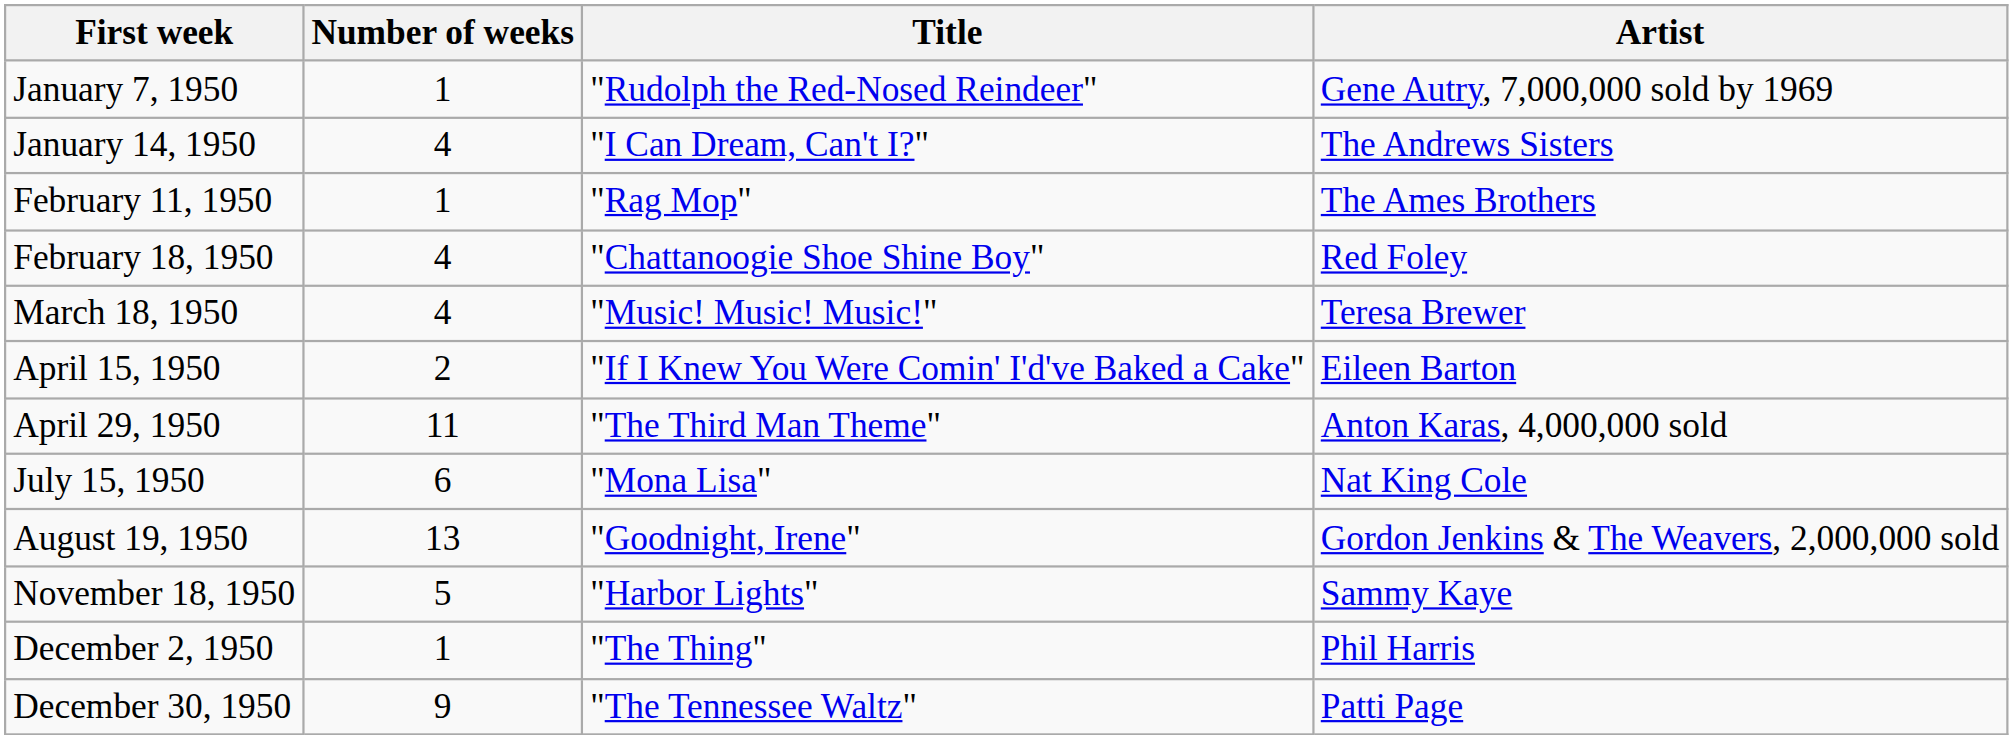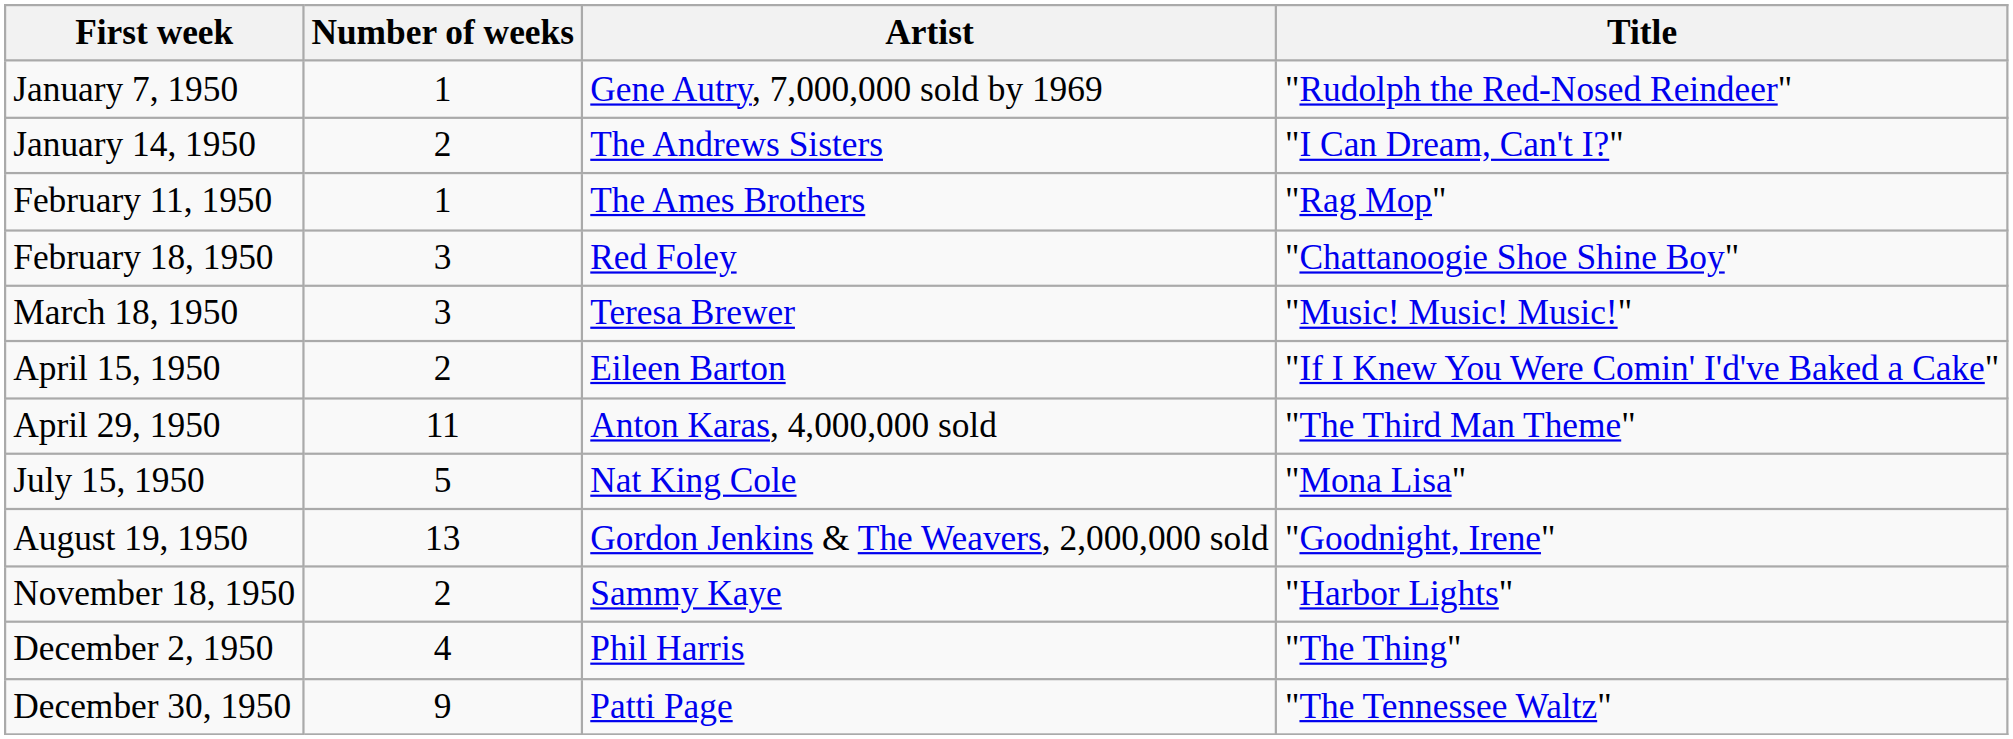columns swapped: (947, 32) <-> (1660, 32)
(443, 144) 4 -> (443, 144) 2
(443, 256) 4 -> (443, 256) 3
(443, 312) 4 -> (443, 312) 3
(443, 481) 6 -> (443, 481) 5
(443, 593) 5 -> (443, 593) 2
(443, 649) 1 -> (443, 649) 4
